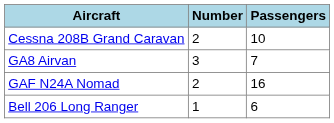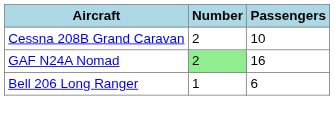- row: (42, 61)
(196, 83) no background -> (196, 61) lightgreen background
